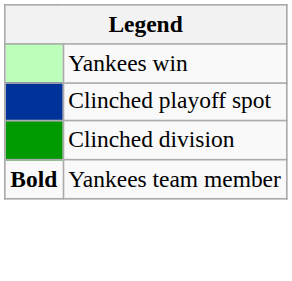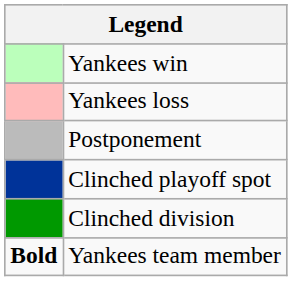+ row: (129, 101)
+ row: (135, 140)
